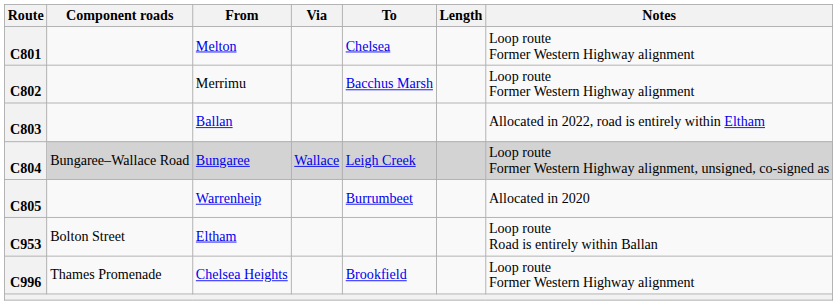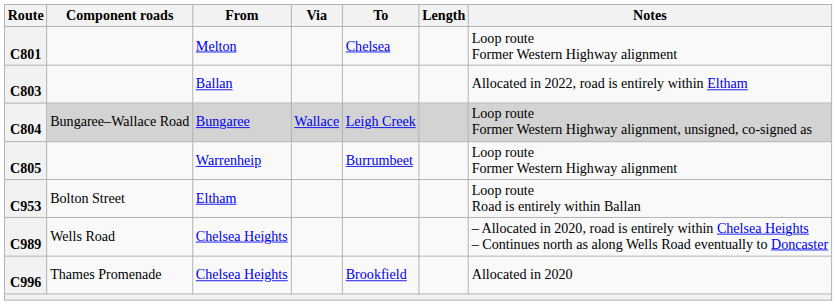- row: (26, 92)
(539, 198) Allocated in 2020 -> (574, 160) Loop route Former Western Highway alignment
+ row: (26, 244)
(592, 274) Loop route Former Western Highway alignment -> (522, 274) Allocated in 2020
